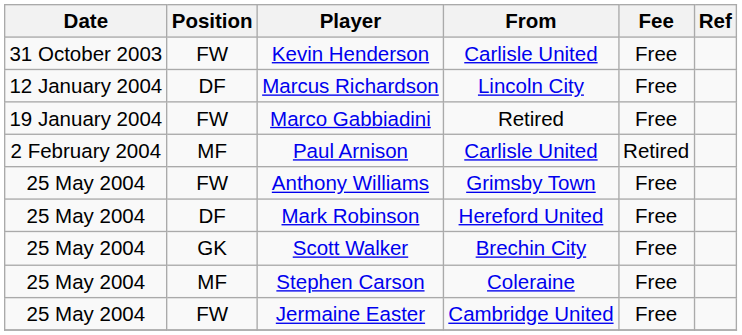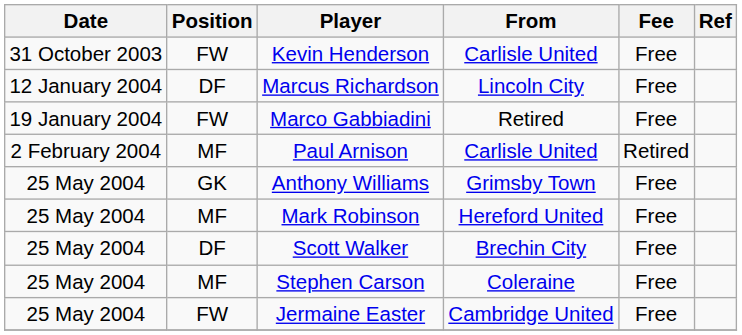(212, 184) FW -> (212, 184) GK
(212, 216) DF -> (212, 216) MF
(212, 248) GK -> (212, 248) DF
